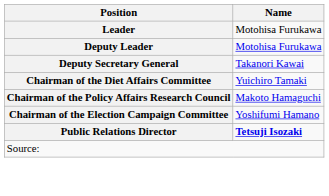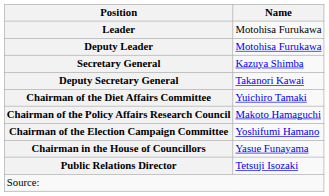+ row: (119, 64)
+ row: (119, 149)
(269, 132) bold -> (267, 166) normal
